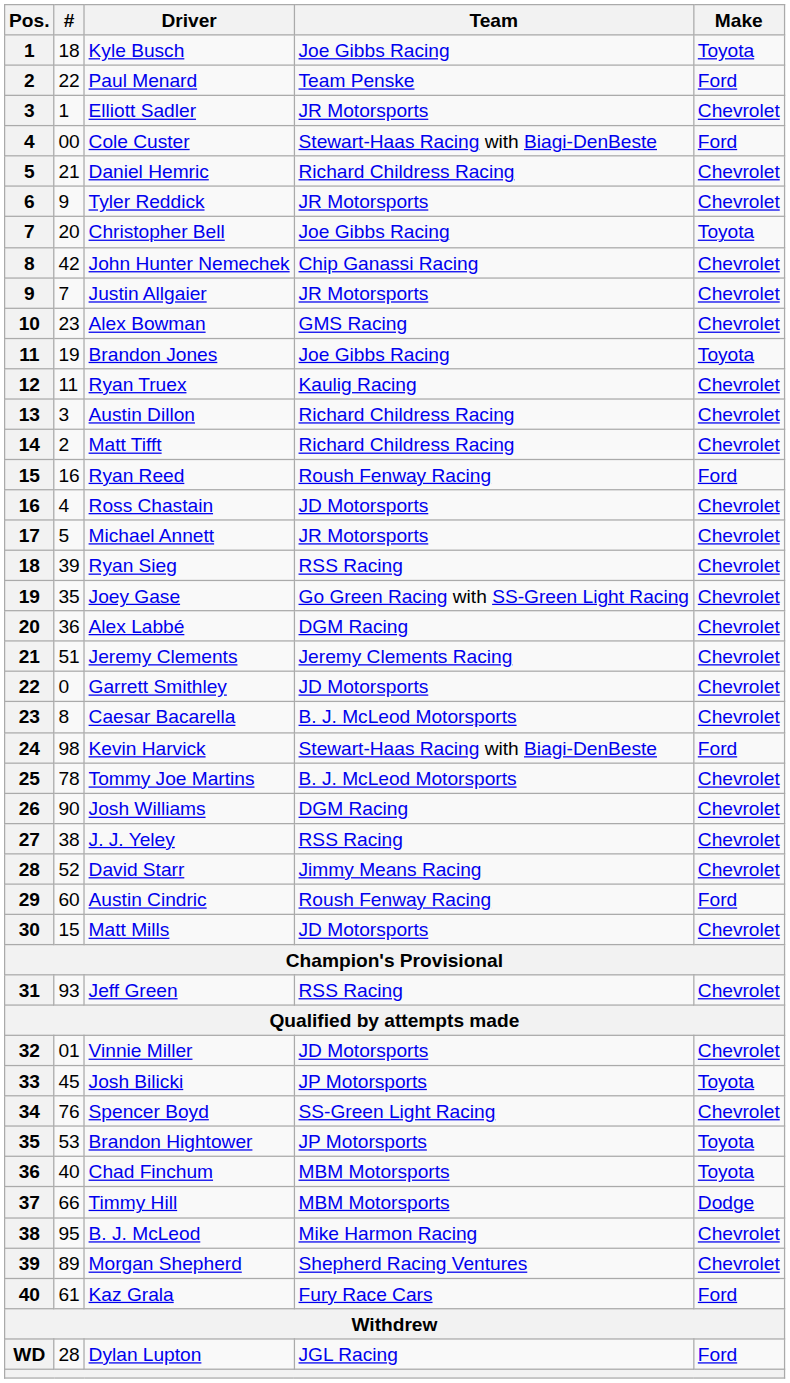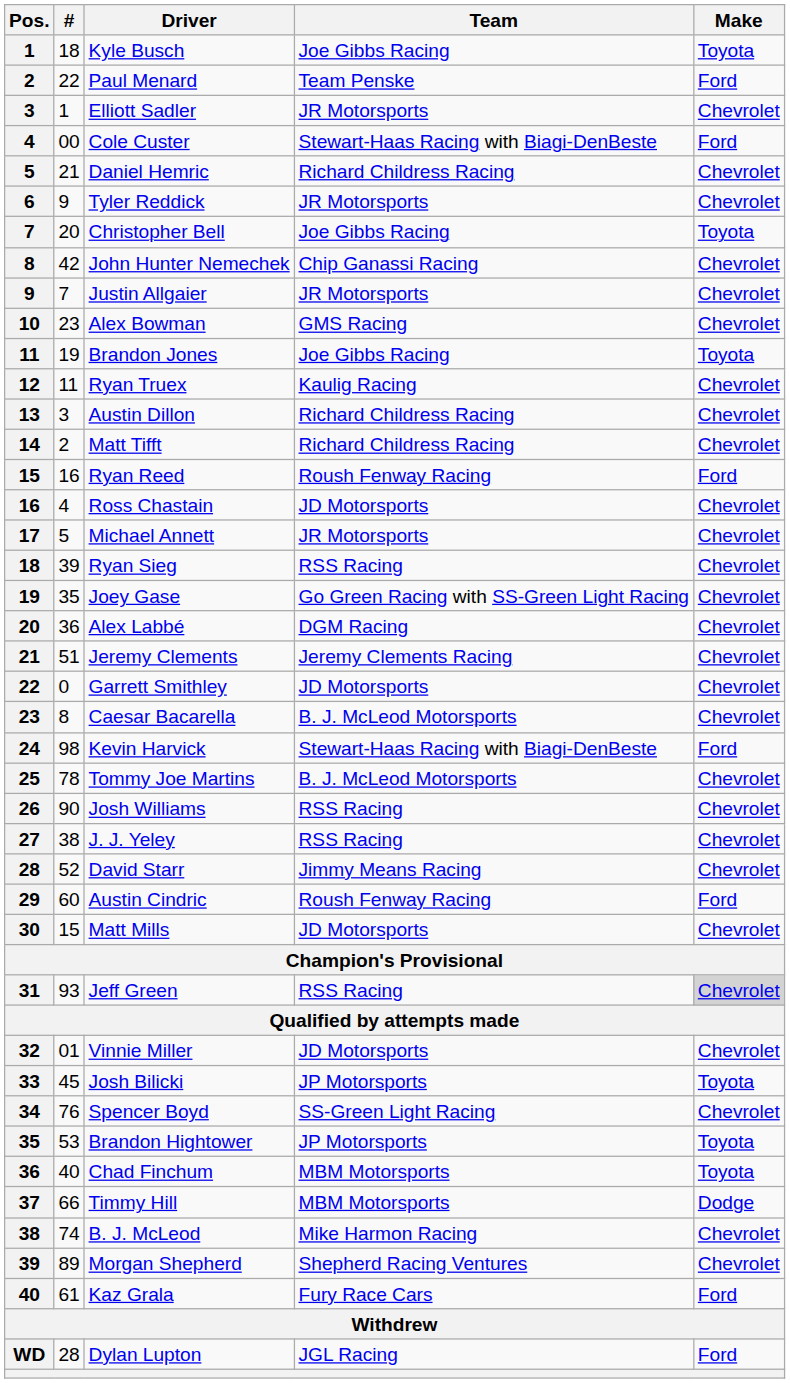(353, 808) DGM Racing -> (351, 808) RSS Racing
(739, 990) no background -> (739, 990) lightgrey background
(69, 1233) 95 -> (69, 1233) 74
